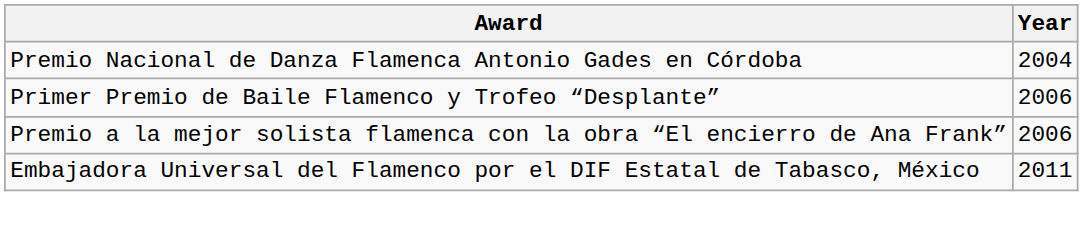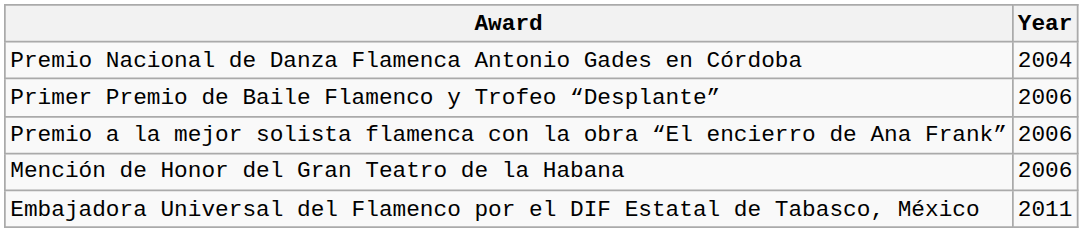+ row: (317, 172)
